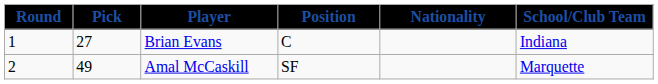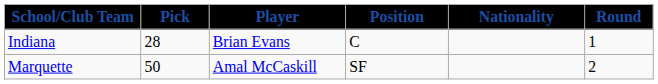columns swapped: (39, 16) <-> (585, 16)
(84, 41) 27 -> (152, 41) 28
(84, 66) 49 -> (152, 66) 50
